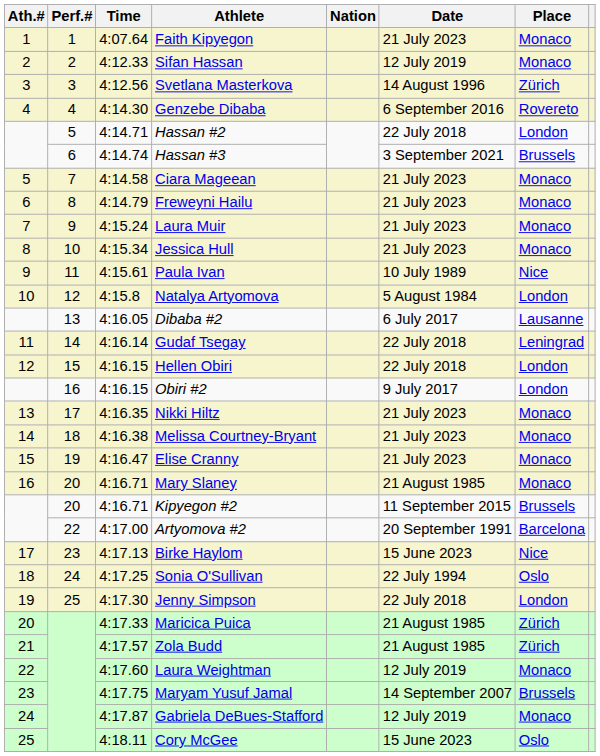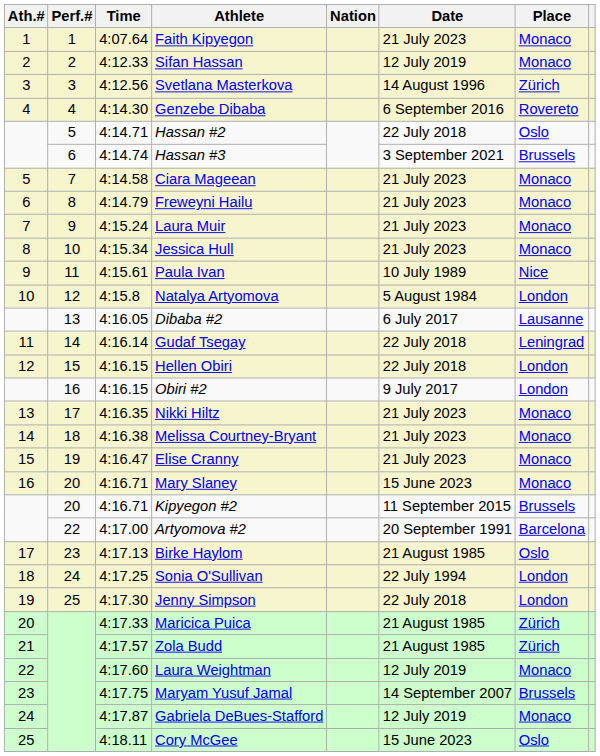(543, 132) London -> (534, 132) Oslo
(434, 483) 21 August 1985 -> (427, 483) 15 June 2023
(427, 553) 15 June 2023 -> (434, 553) 21 August 1985
(534, 553) Nice -> (534, 553) Oslo
(534, 576) Oslo -> (543, 576) London
